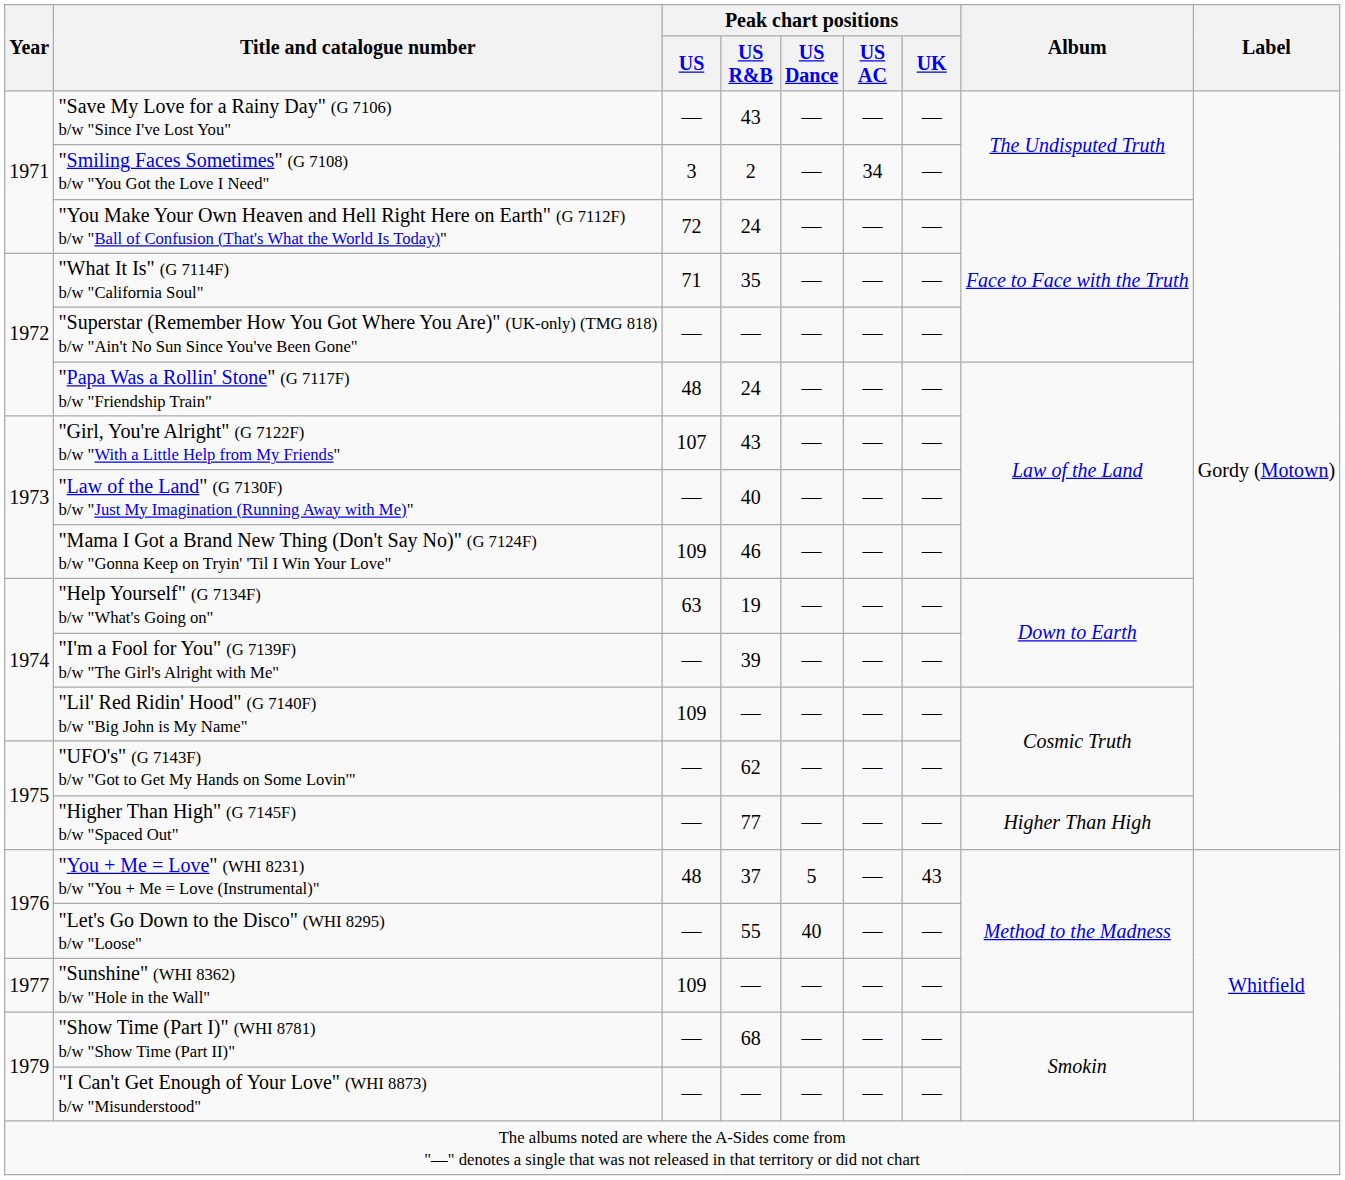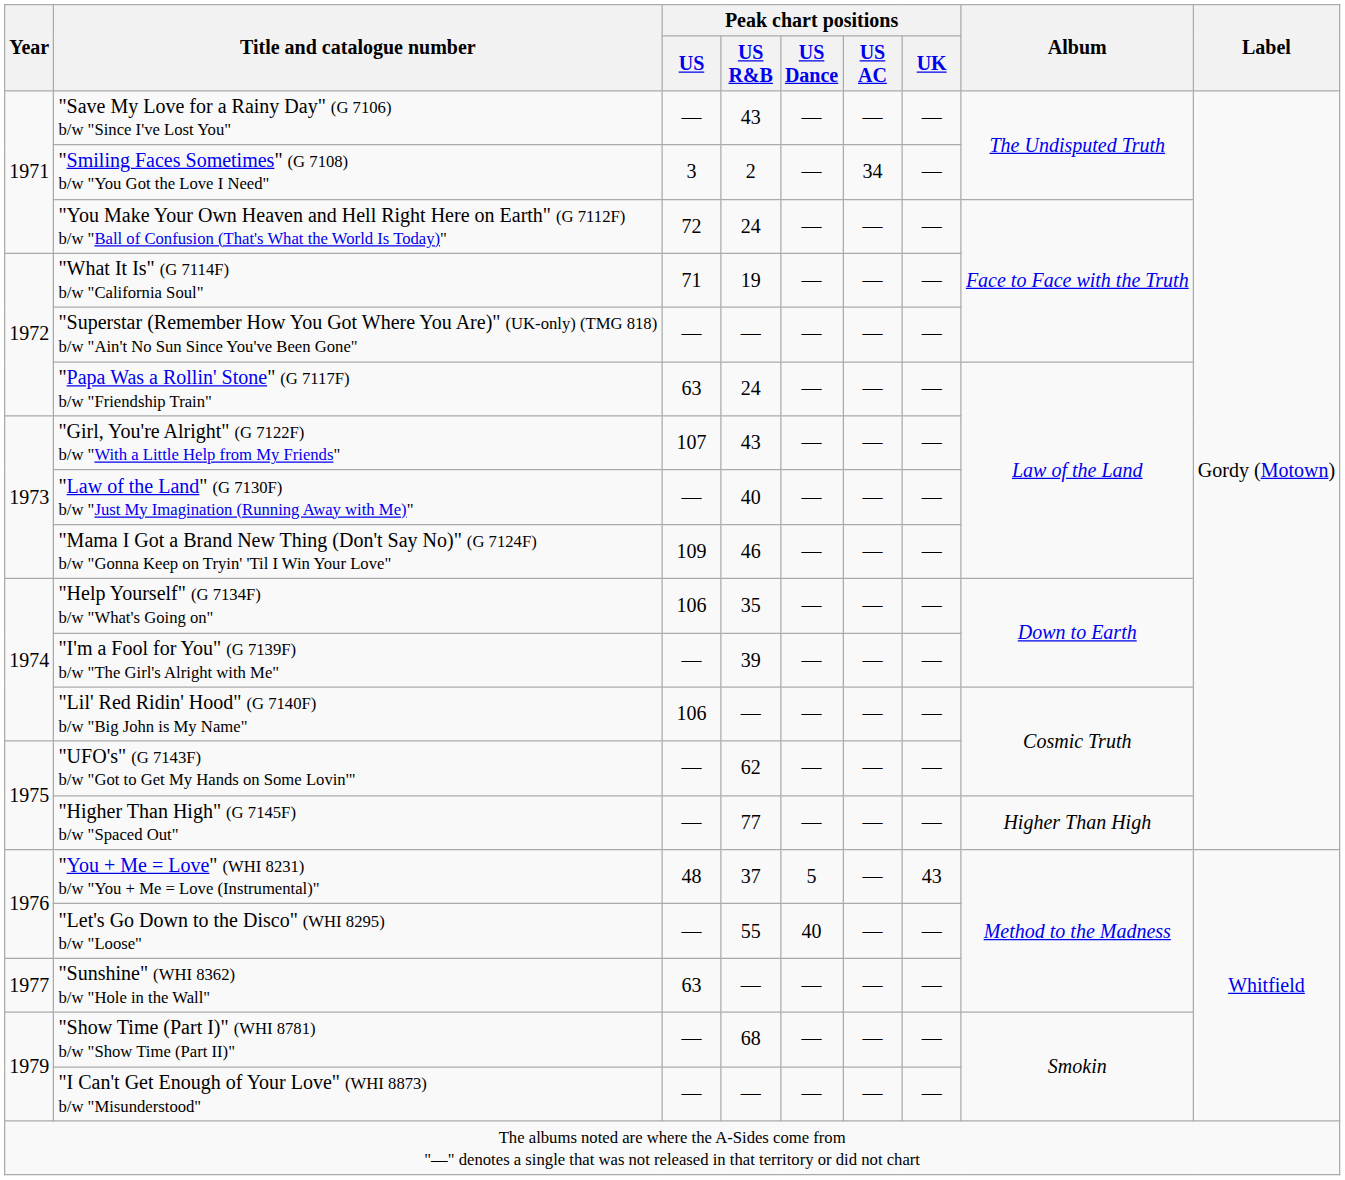(751, 280) 35 -> (751, 280) 19
(691, 388) 48 -> (691, 388) 63
(691, 605) 63 -> (691, 605) 106
(751, 605) 19 -> (751, 605) 35
(691, 713) 109 -> (691, 713) 106
(691, 985) 109 -> (691, 985) 63
